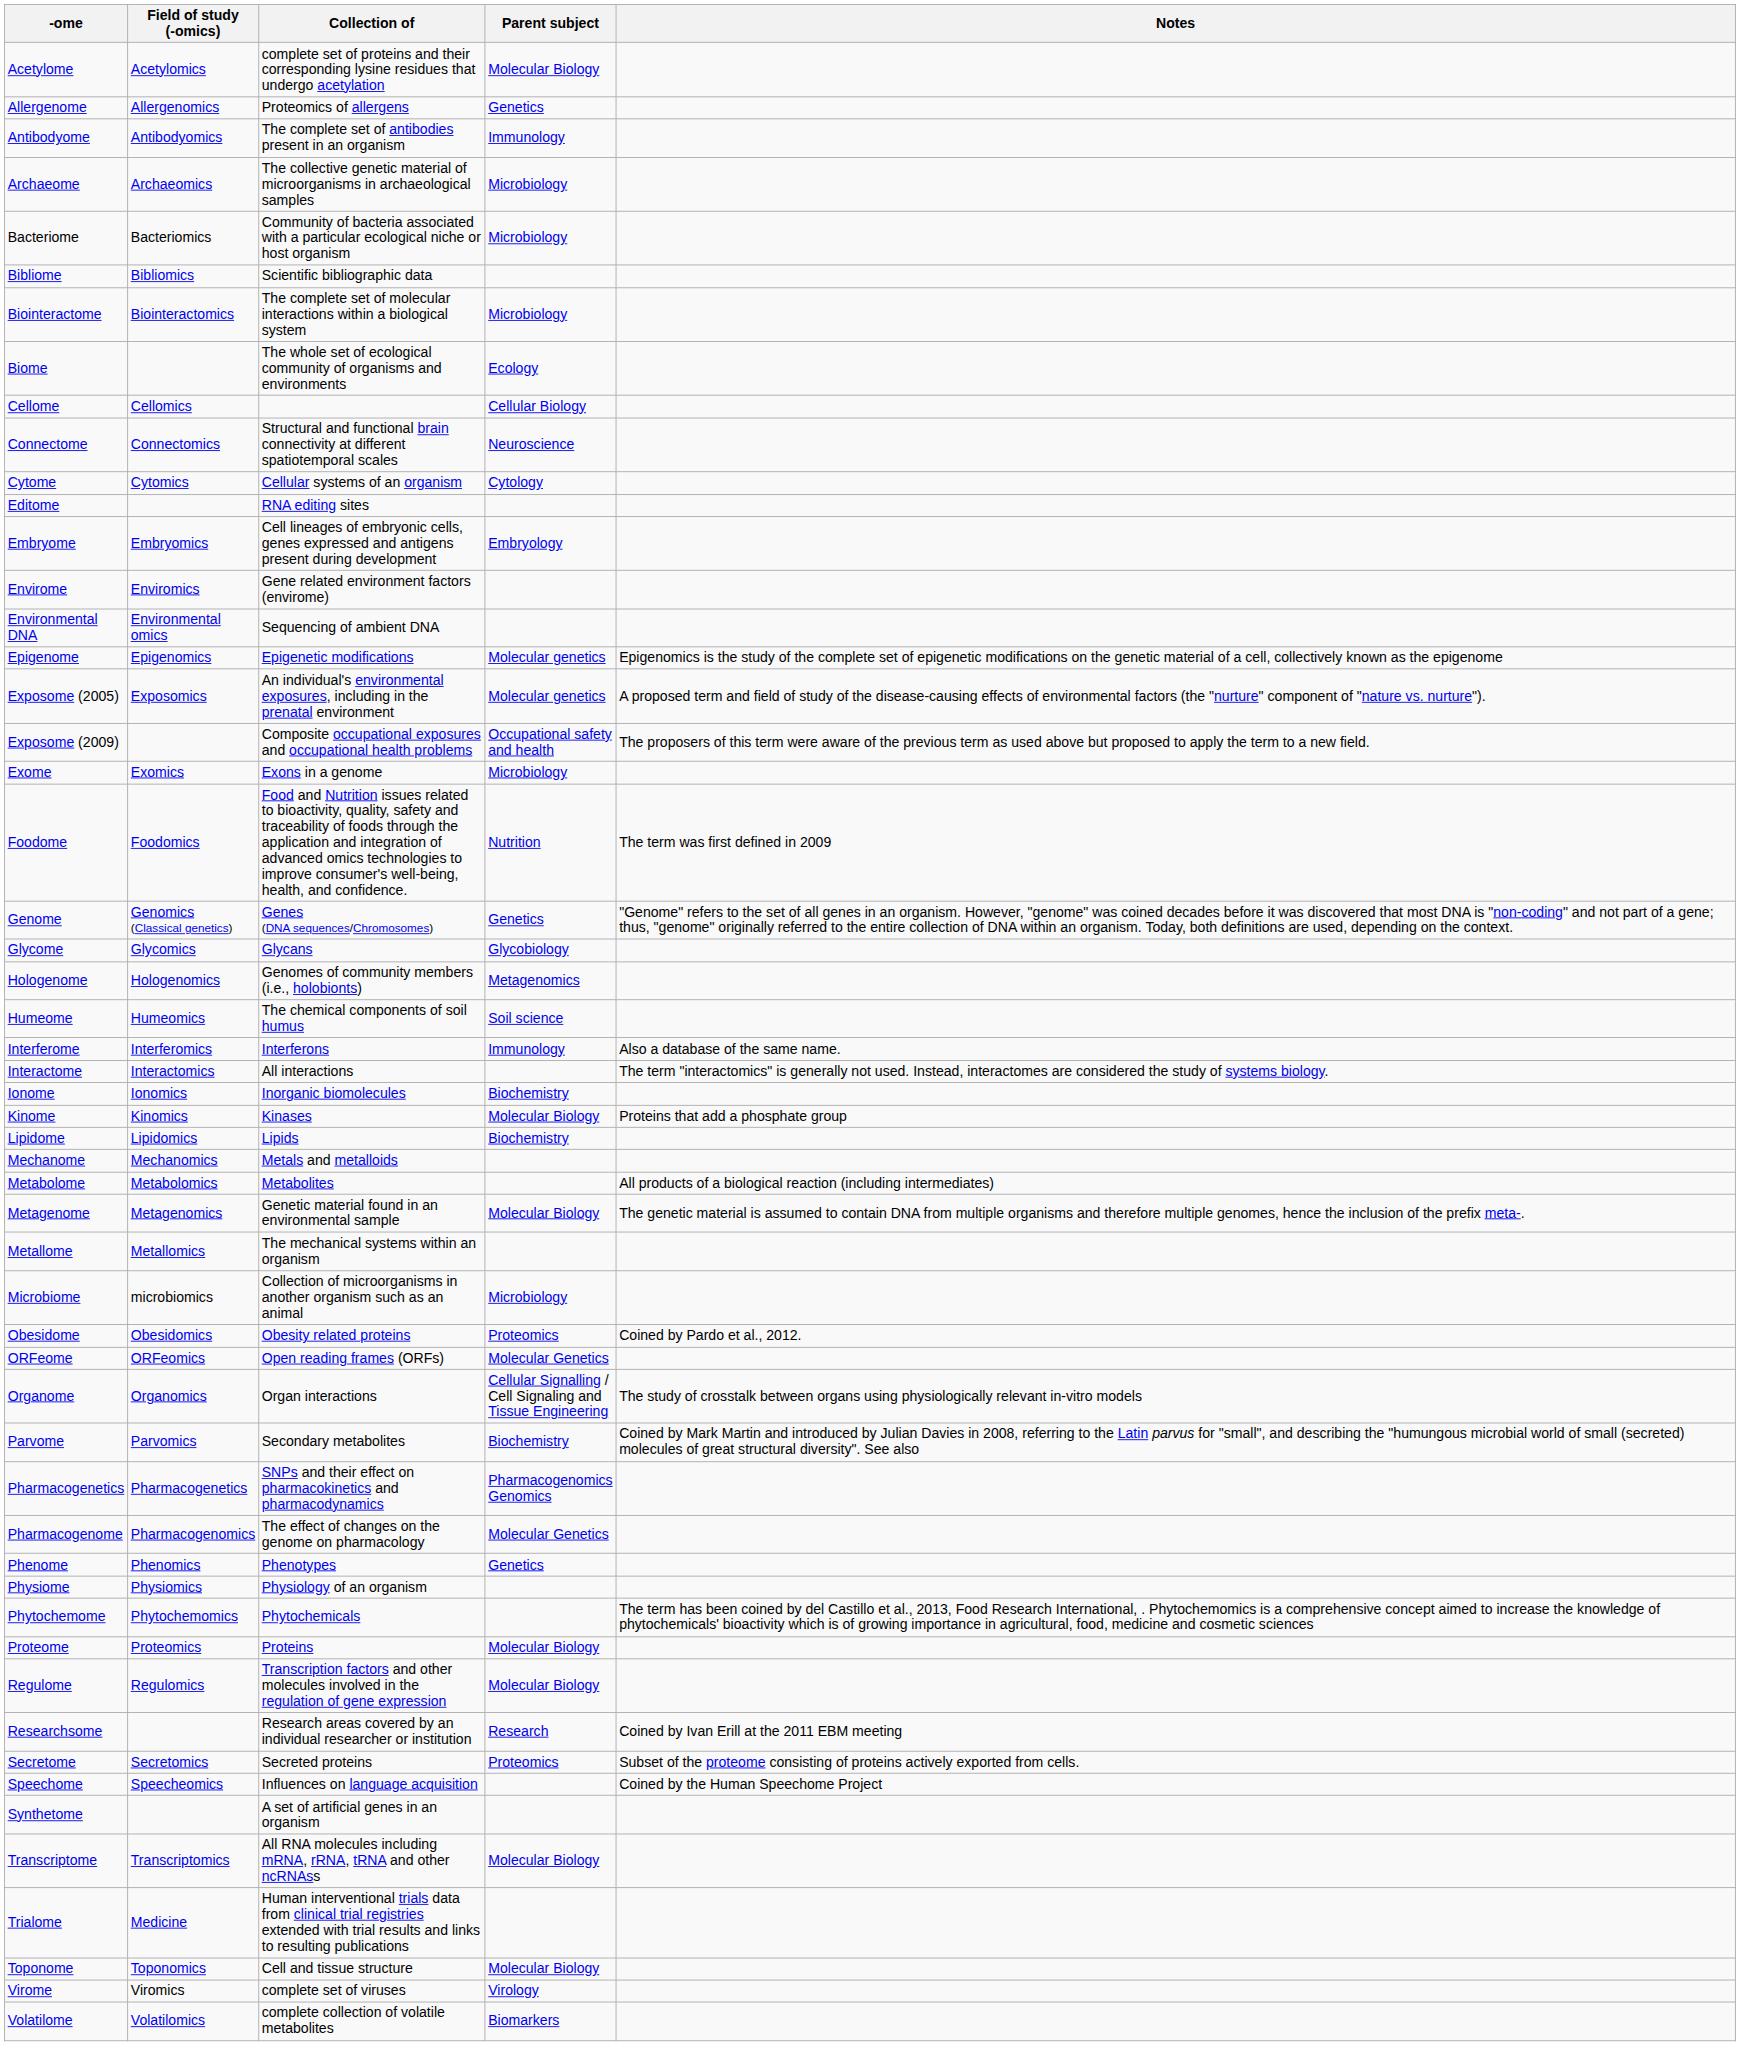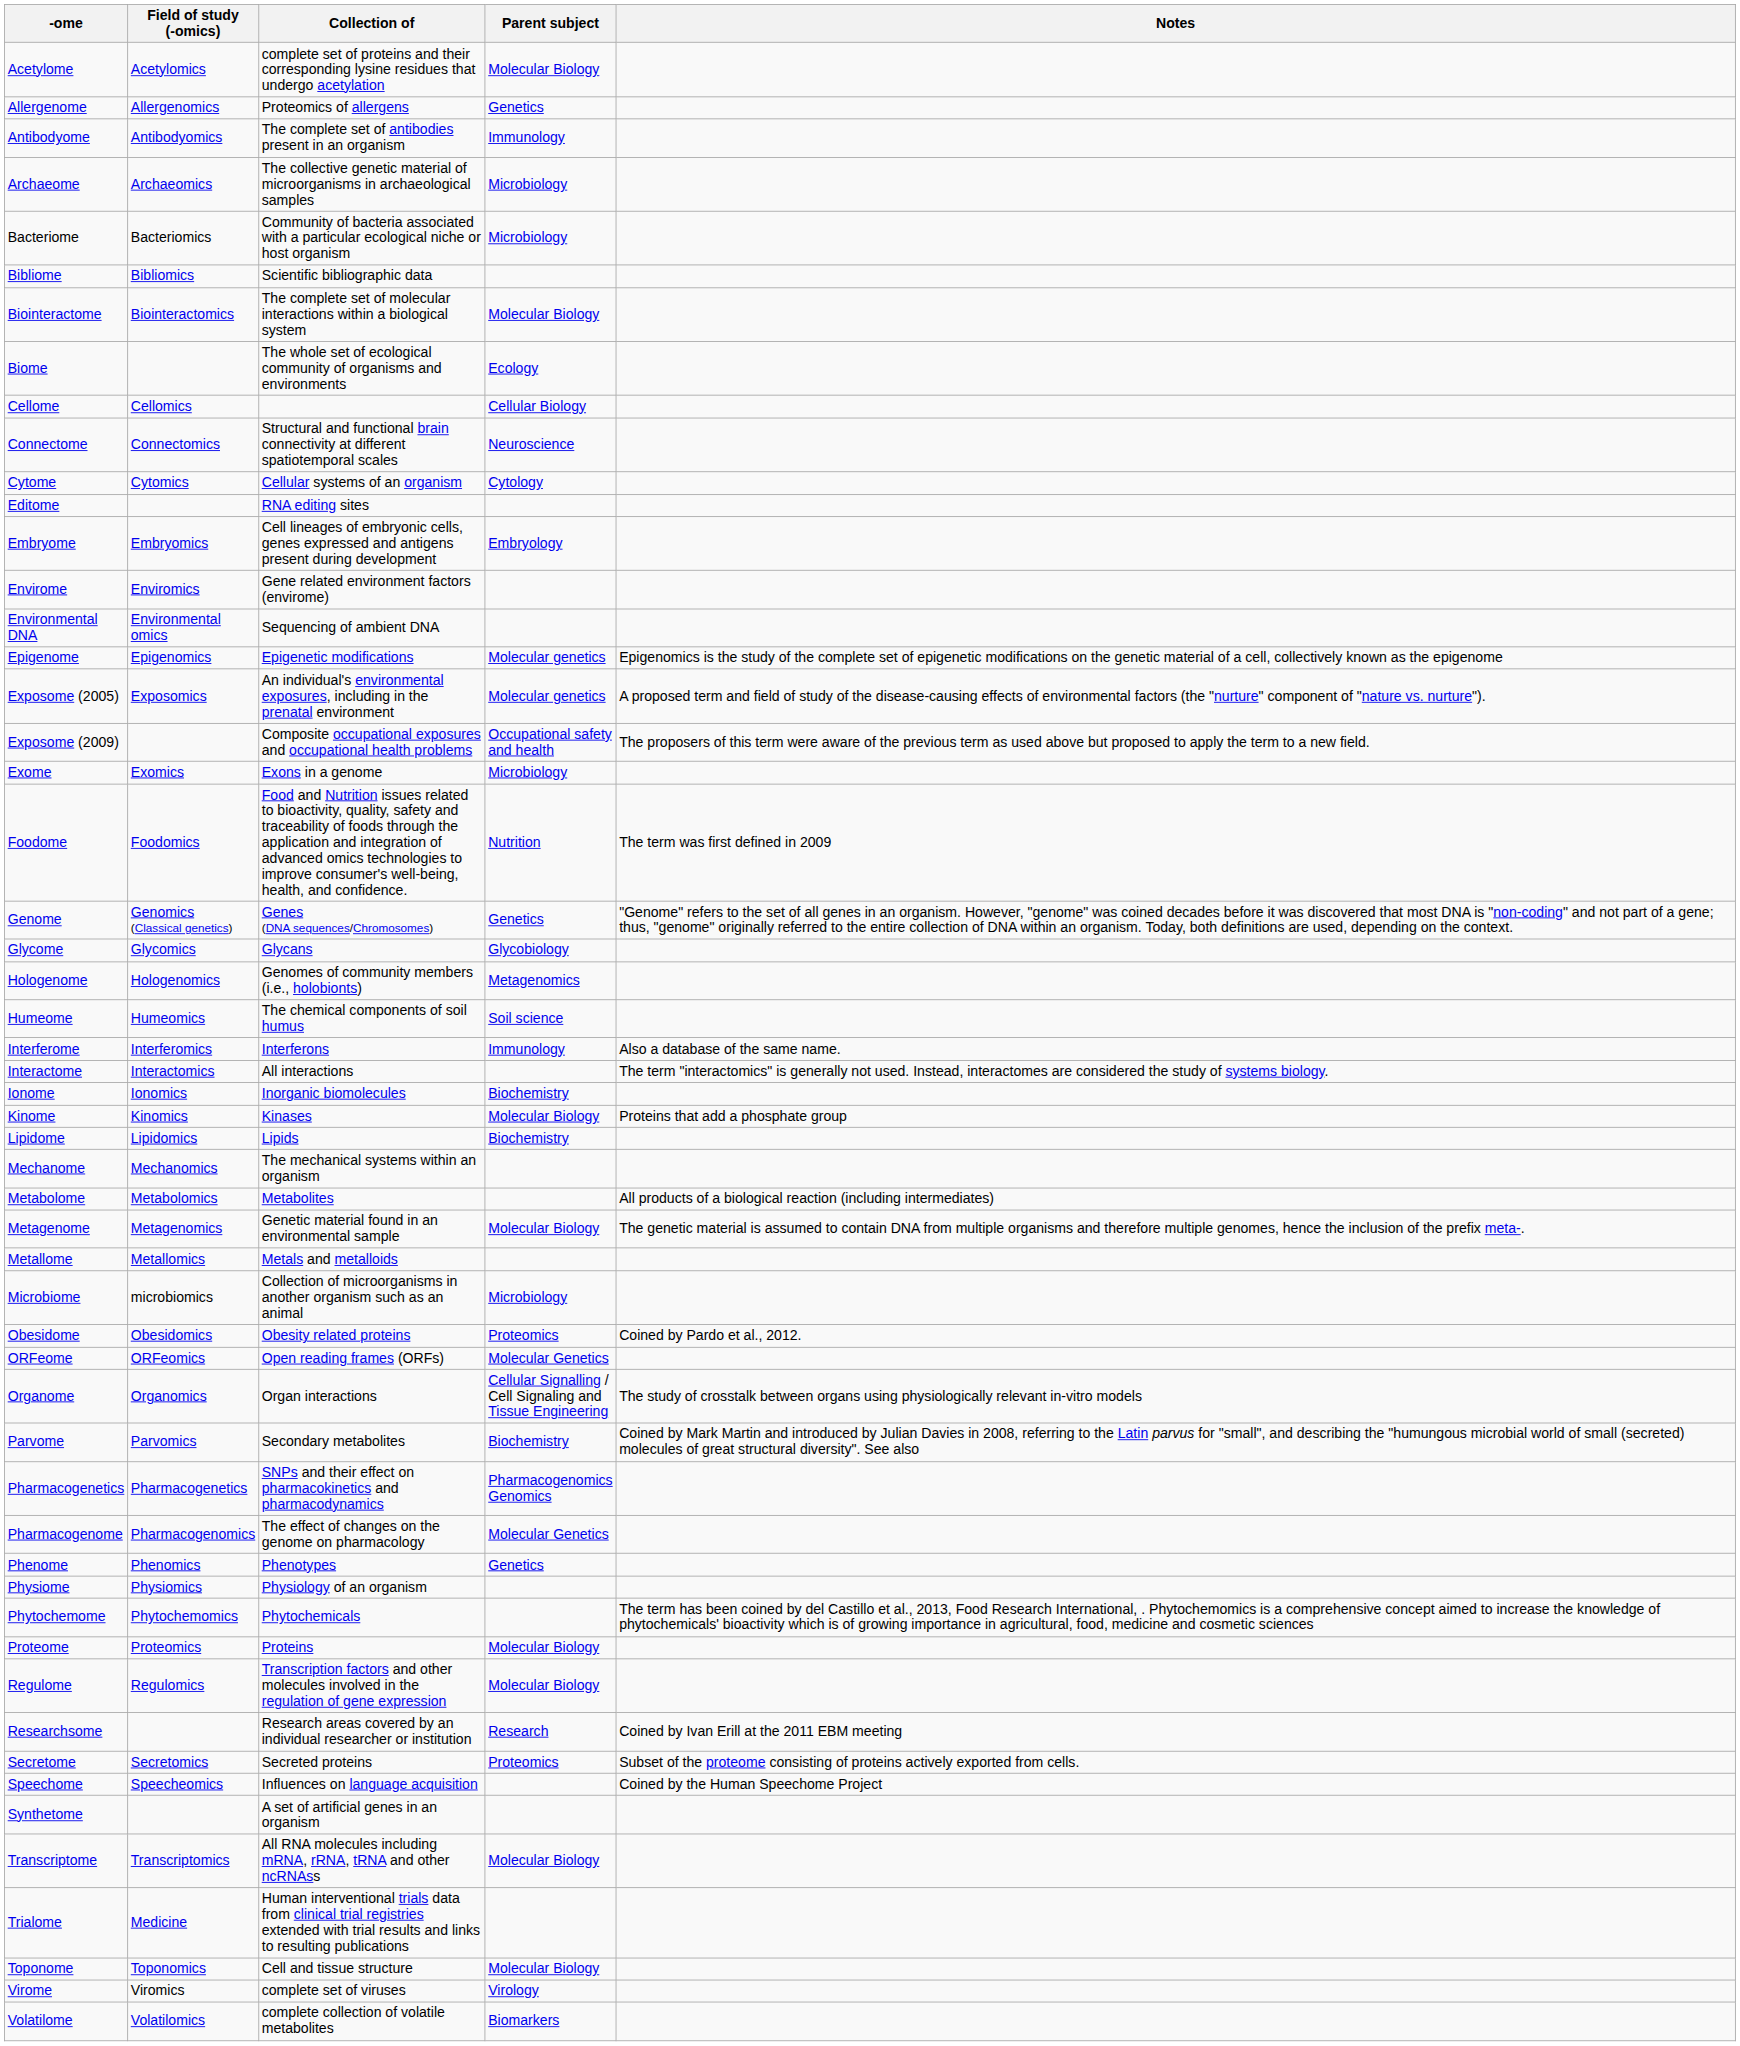(528, 314) Microbiology -> (544, 314) Molecular Biology
(330, 1160) Metals and metalloids -> (369, 1168) The mechanical systems within an organism
(369, 1251) The mechanical systems within an organism -> (330, 1259) Metals and metalloids
